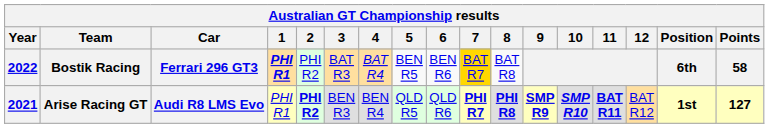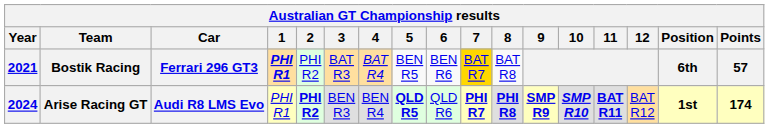(23, 67) 2022 -> (23, 67) 2021
(740, 67) 58 -> (741, 67) 57
(23, 105) 2021 -> (23, 105) 2024
(409, 105) normal -> (410, 105) bold
(740, 105) 127 -> (741, 105) 174
